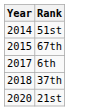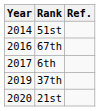+ column: (79, 13)
(19, 47) 2015 -> (19, 47) 2016
(19, 81) 2018 -> (19, 81) 2019
